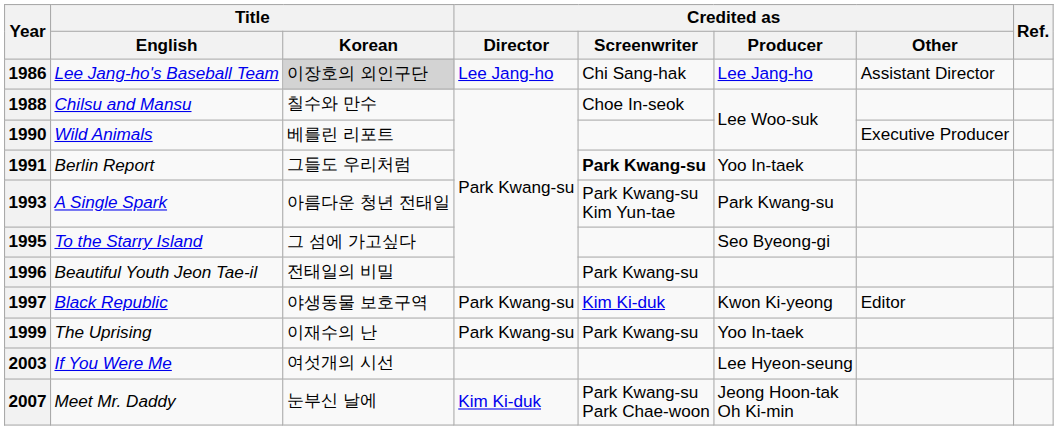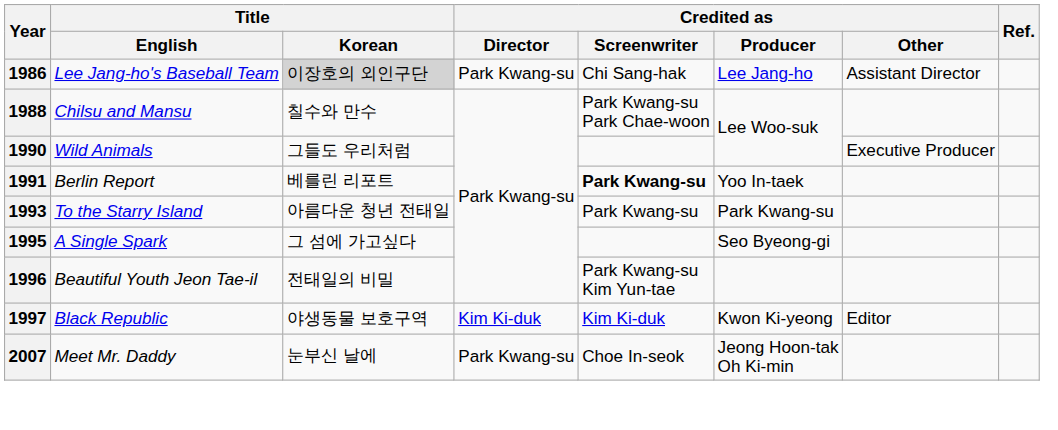(506, 73) Lee Jang-ho -> (516, 73) Park Kwang-su
(633, 104) Choe In-seok -> (646, 112) Park Kwang-su Park Chae-woon
(340, 134) 베를린 리포트 -> (349, 150) 그들도 우리처럼
(349, 164) 그들도 우리처럼 -> (340, 180) 베를린 리포트
(111, 203) A Single Spark -> (128, 211) To the Starry Island
(640, 203) Park Kwang-su Kim Yun-tae -> (640, 211) Park Kwang-su
(128, 241) To the Starry Island -> (111, 241) A Single Spark
(640, 272) Park Kwang-su -> (640, 280) Park Kwang-su Kim Yun-tae
(516, 302) Park Kwang-su -> (500, 318) Kim Ki-duk
- row: (28, 332)
- row: (28, 363)
(500, 401) Kim Ki-duk -> (516, 356) Park Kwang-su
(646, 401) Park Kwang-su Park Chae-woon -> (633, 356) Choe In-seok
